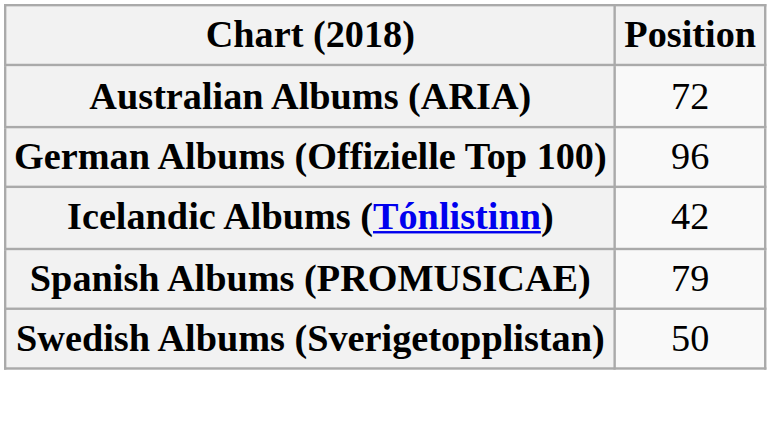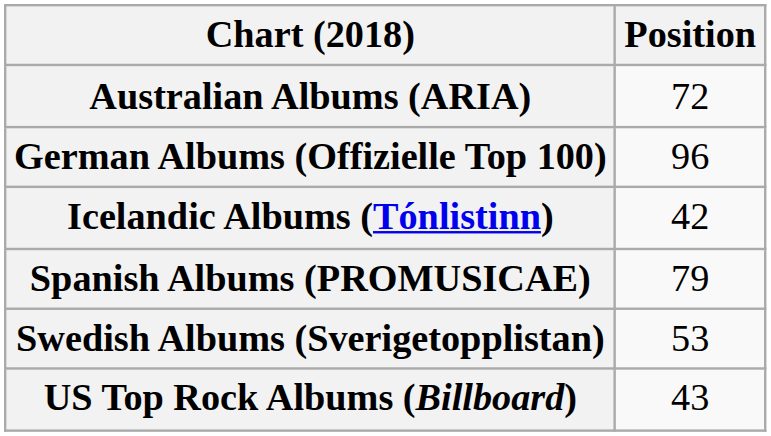(690, 338) 50 -> (690, 338) 53
+ row: (310, 398)
